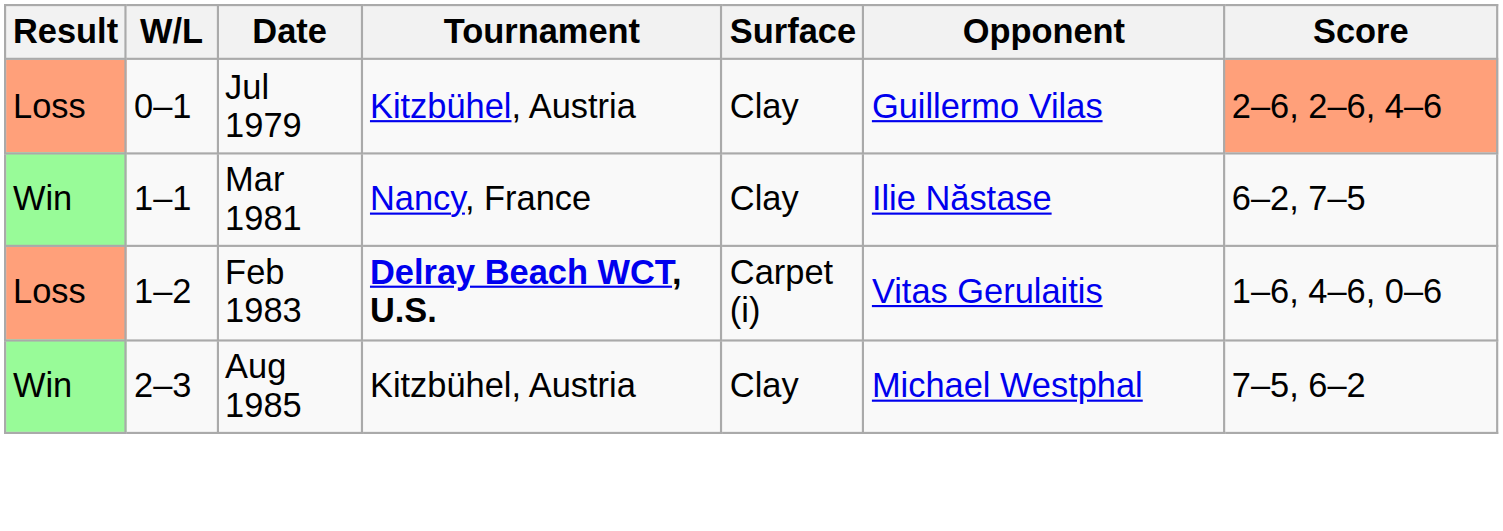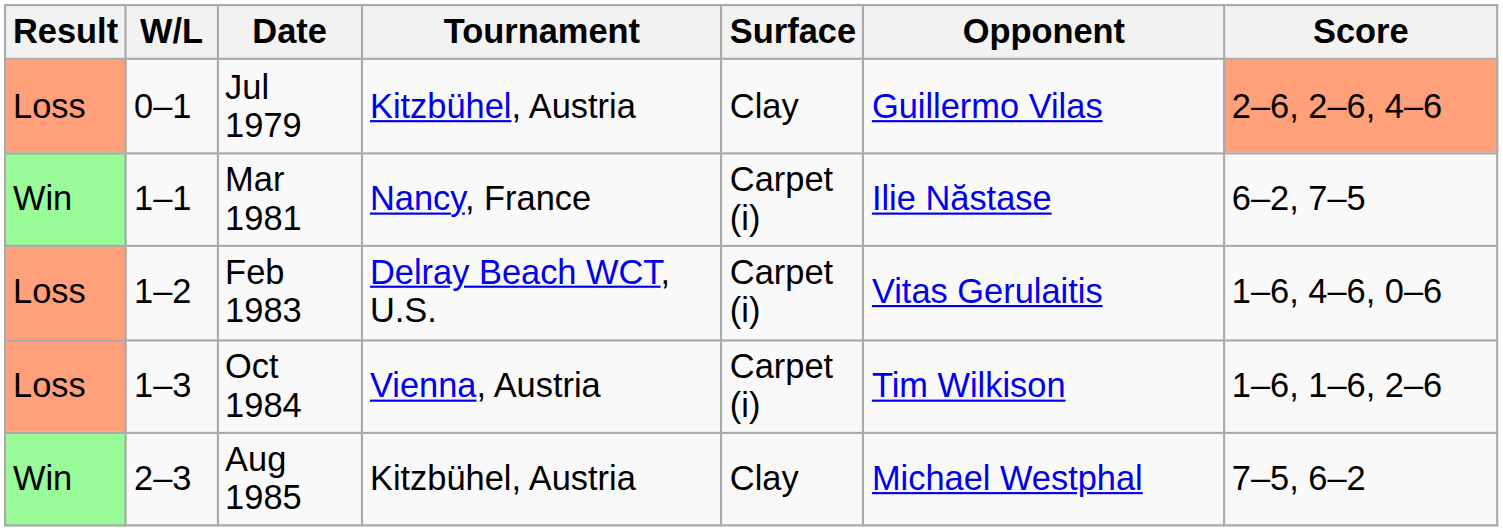(764, 198) Clay -> (781, 198) Carpet (i)
(526, 292) bold -> (520, 292) normal
+ row: (263, 385)
